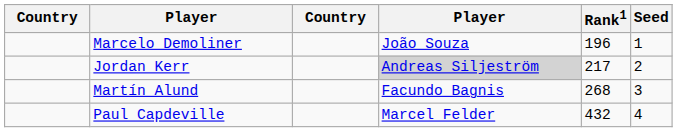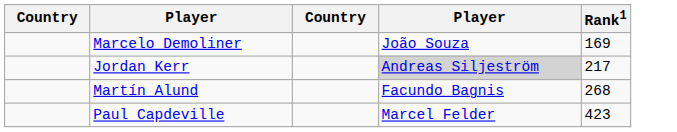- column: (651, 18)
(598, 44) 196 -> (598, 44) 169
(598, 115) 432 -> (598, 115) 423
